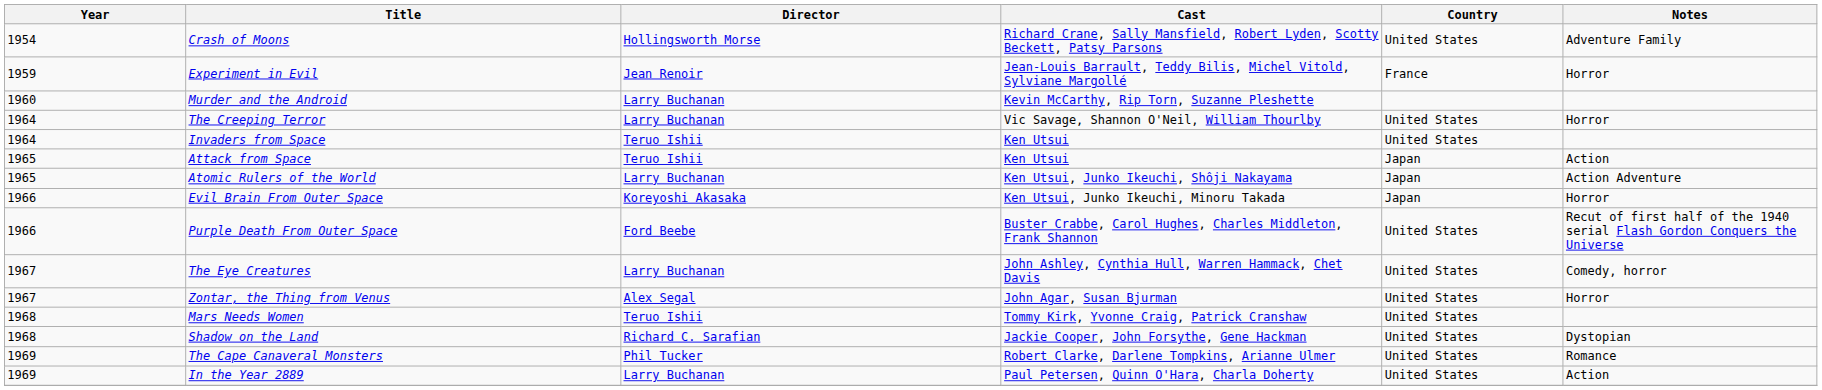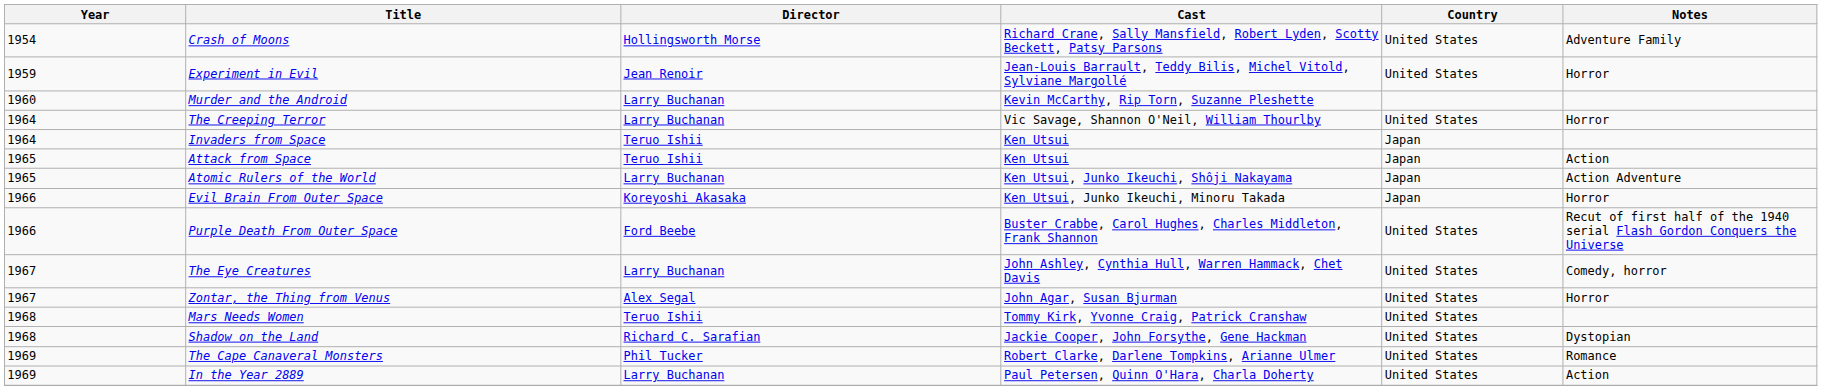(1406, 74) France -> (1432, 74) United States
(1432, 139) United States -> (1403, 139) Japan
